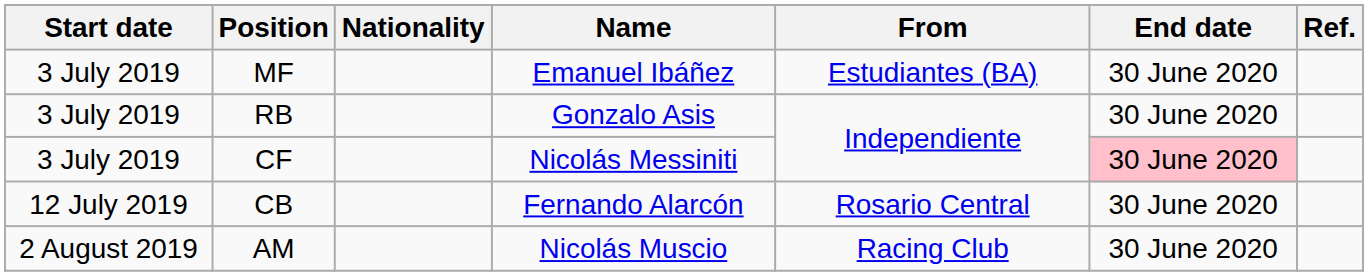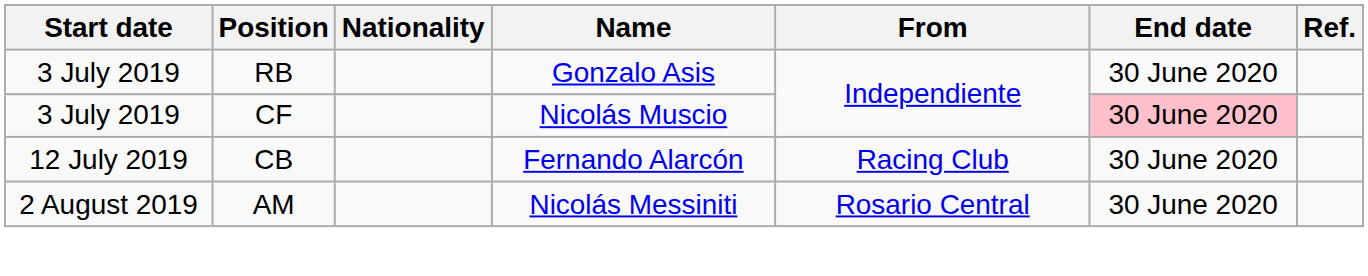- row: (274, 72)
(633, 160) Nicolás Messiniti -> (633, 116) Nicolás Muscio
(933, 204) Rosario Central -> (933, 160) Racing Club
(633, 248) Nicolás Muscio -> (633, 204) Nicolás Messiniti
(933, 248) Racing Club -> (933, 204) Rosario Central
